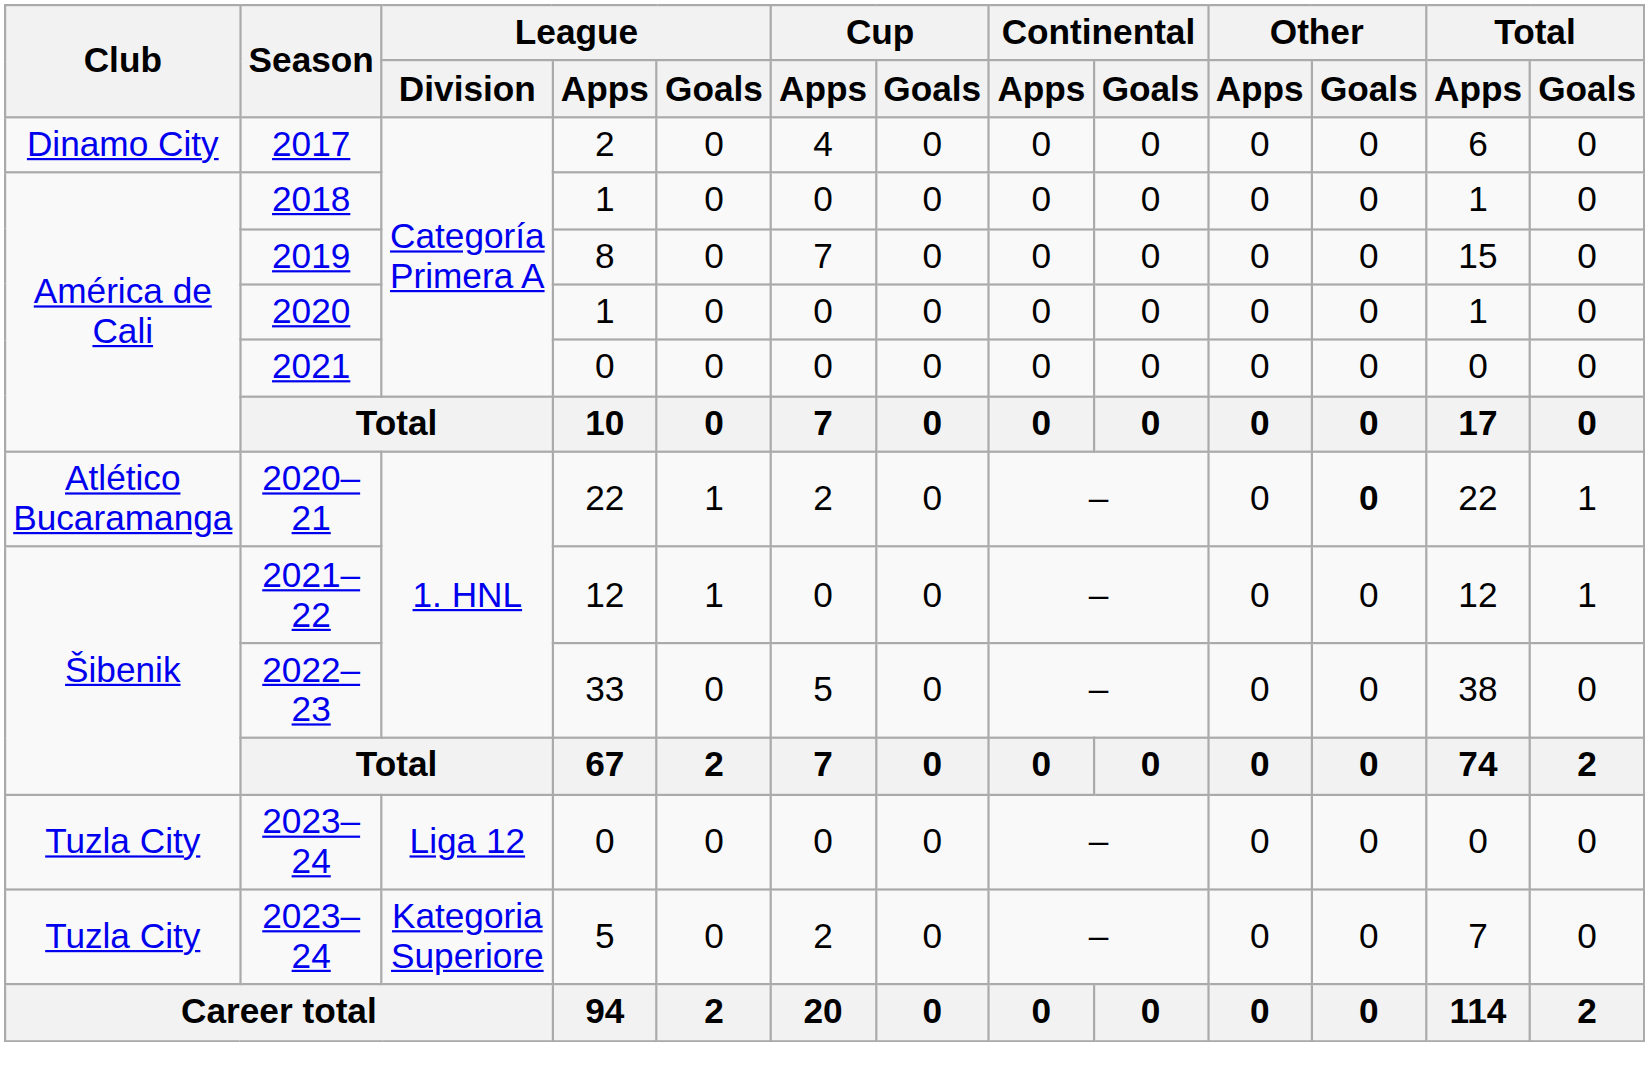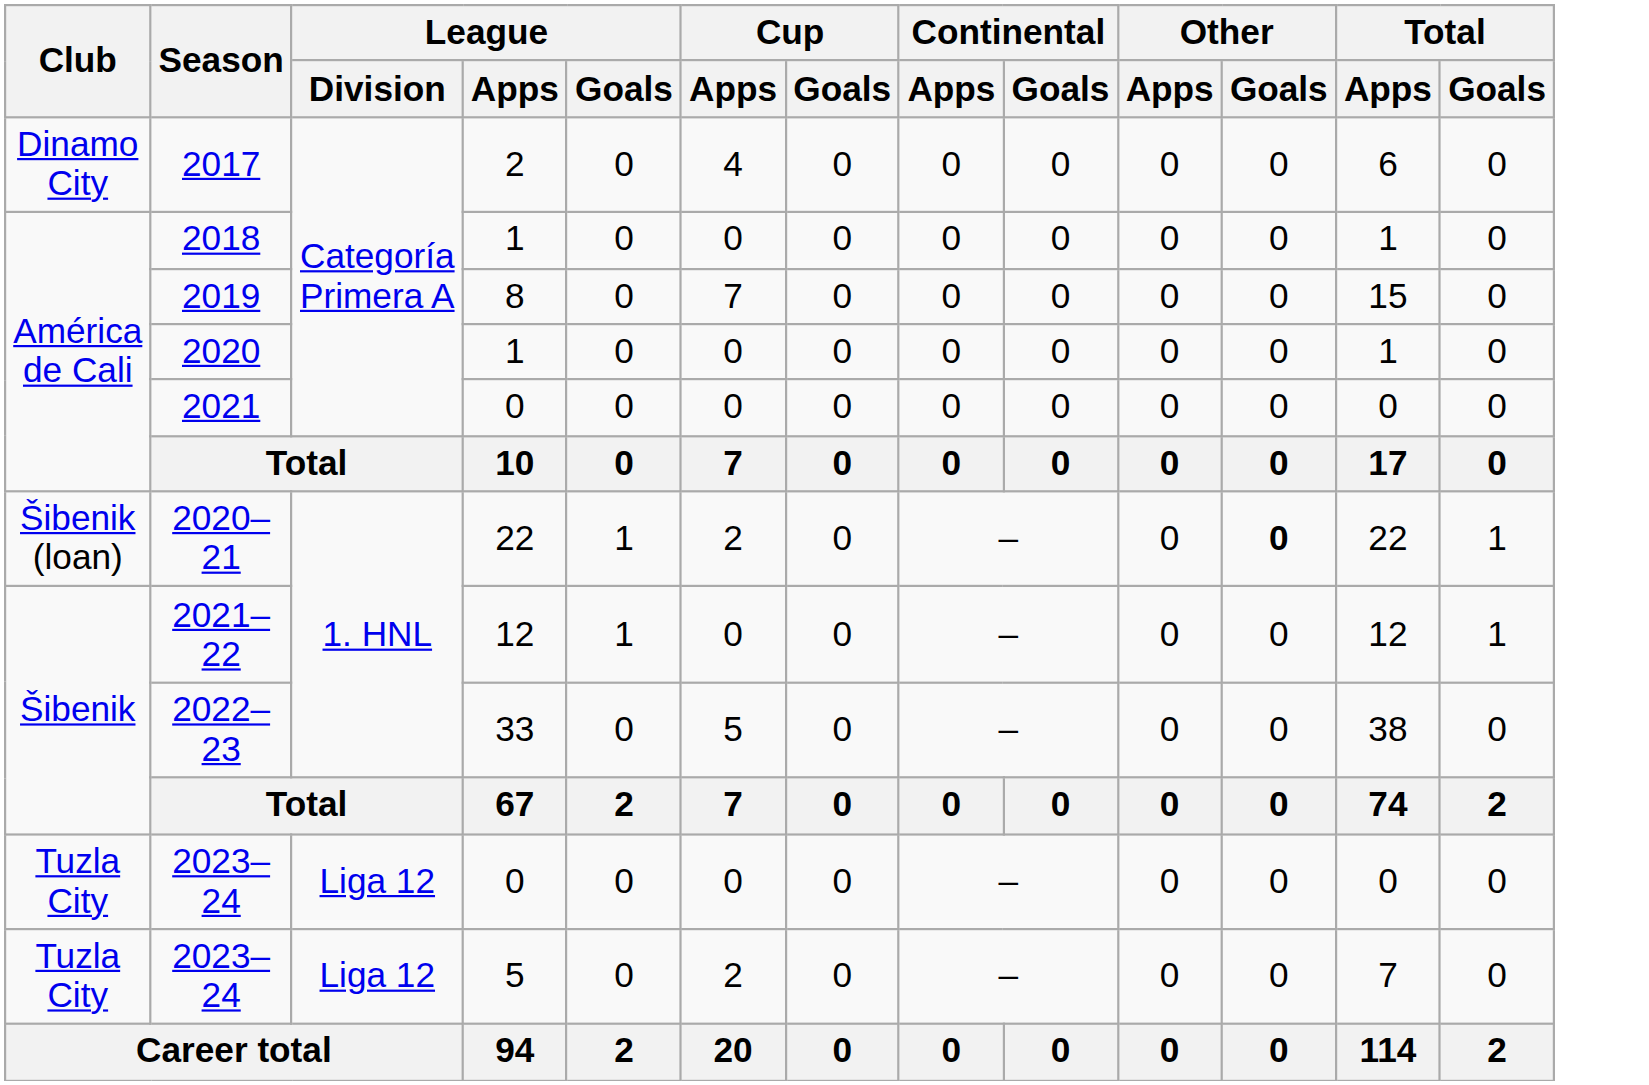(123, 498) Atlético Bucaramanga -> (78, 538) Šibenik (loan)
(467, 936) Kategoria Superiore -> (377, 975) Liga 12
